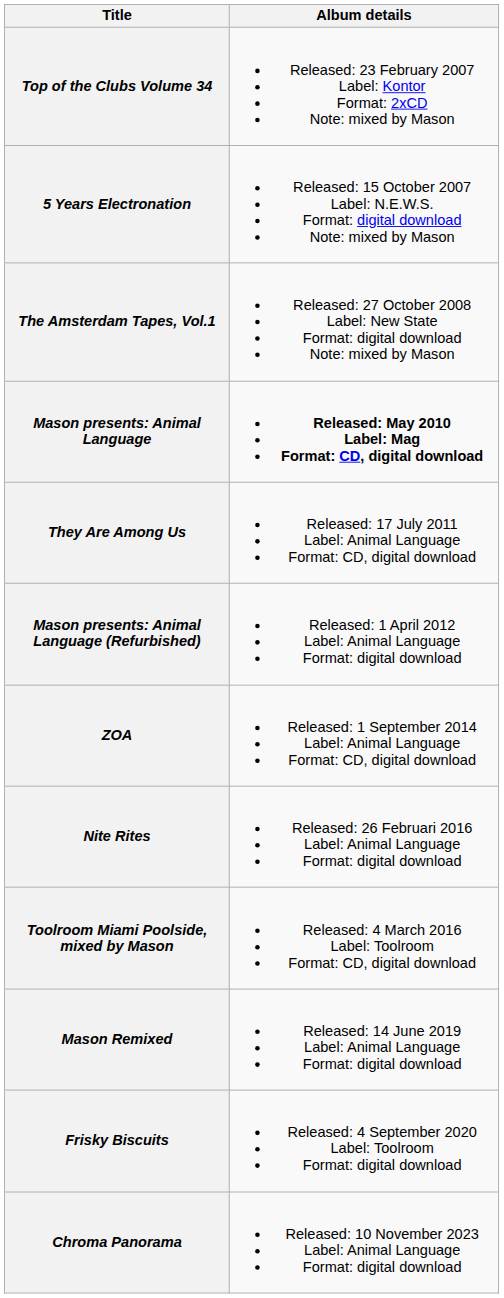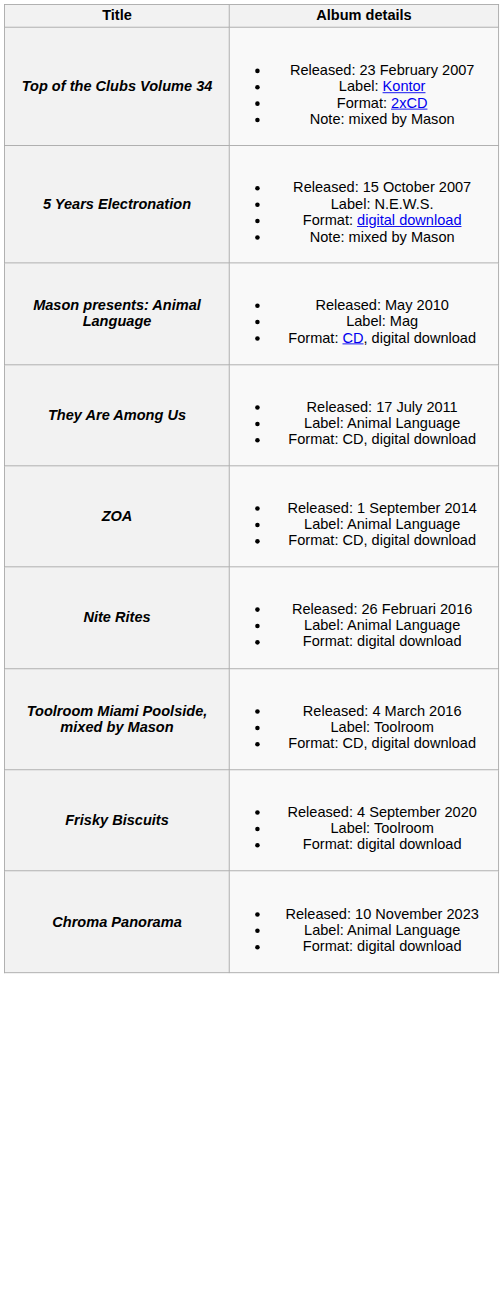- row: (117, 321)
(364, 440) bold -> (364, 322) normal
- row: (117, 634)
- row: (117, 1039)
